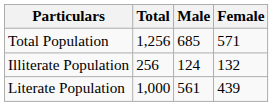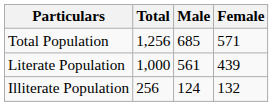rows swapped: (66, 88) <-> (69, 64)
